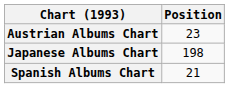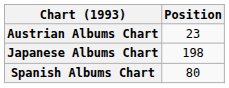(193, 73) 21 -> (193, 73) 80
